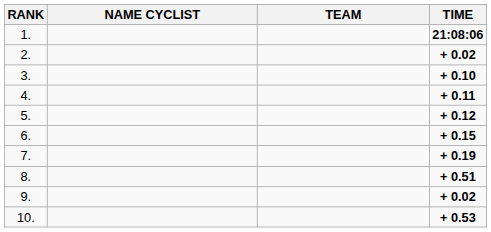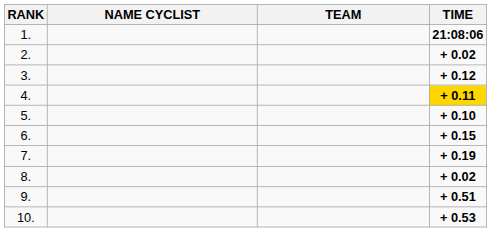(458, 75) + 0.10 -> (458, 75) + 0.12
(458, 96) no background -> (458, 96) gold background
(458, 116) + 0.12 -> (458, 116) + 0.10
(458, 176) + 0.51 -> (458, 176) + 0.02
(458, 197) + 0.02 -> (458, 197) + 0.51
